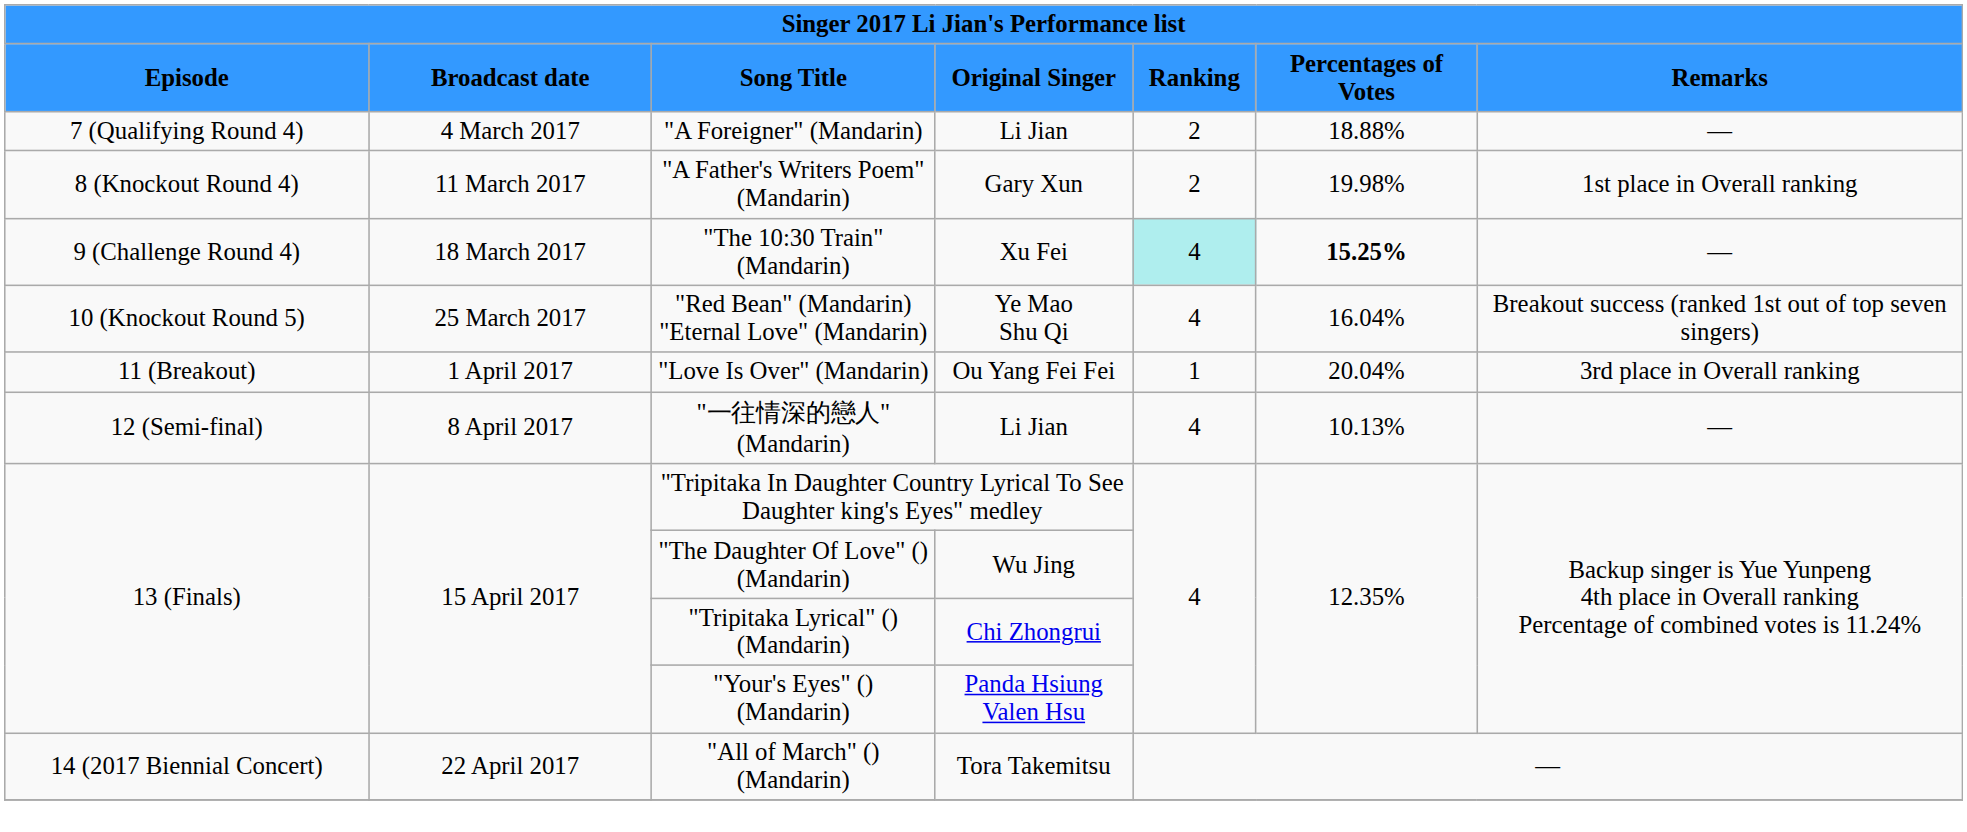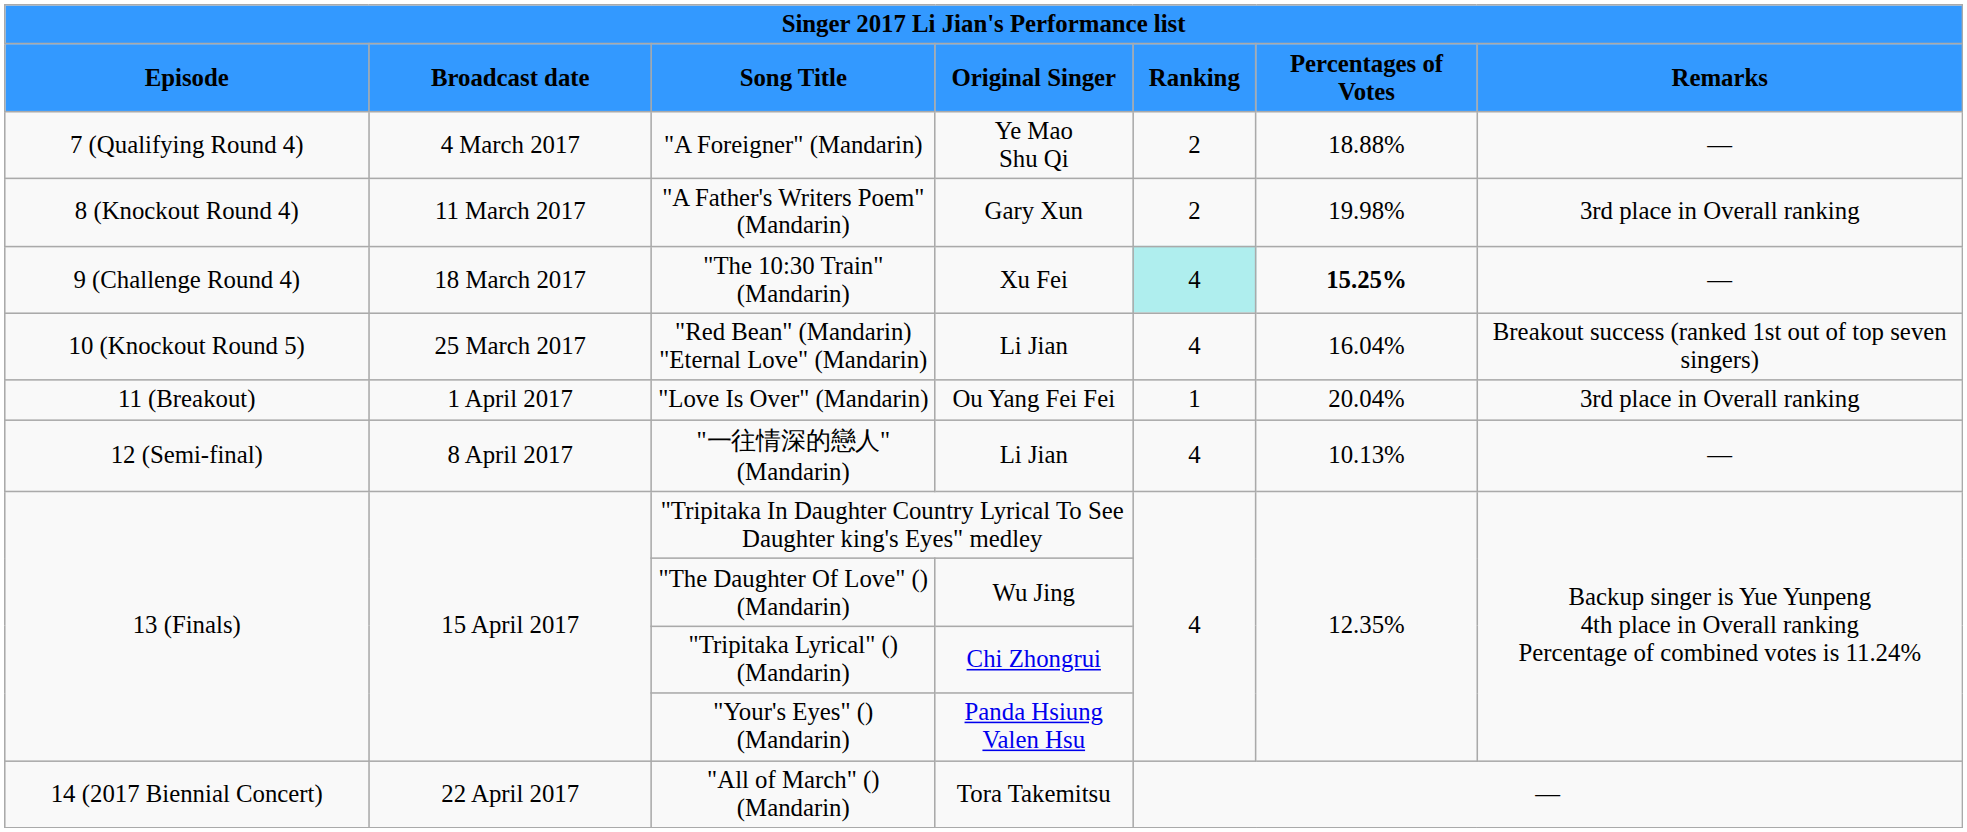(1034, 130) Li Jian -> (1034, 144) Ye Mao Shu Qi
(1720, 184) 1st place in Overall ranking -> (1720, 211) 3rd place in Overall ranking
(1034, 318) Ye Mao Shu Qi -> (1034, 346) Li Jian
